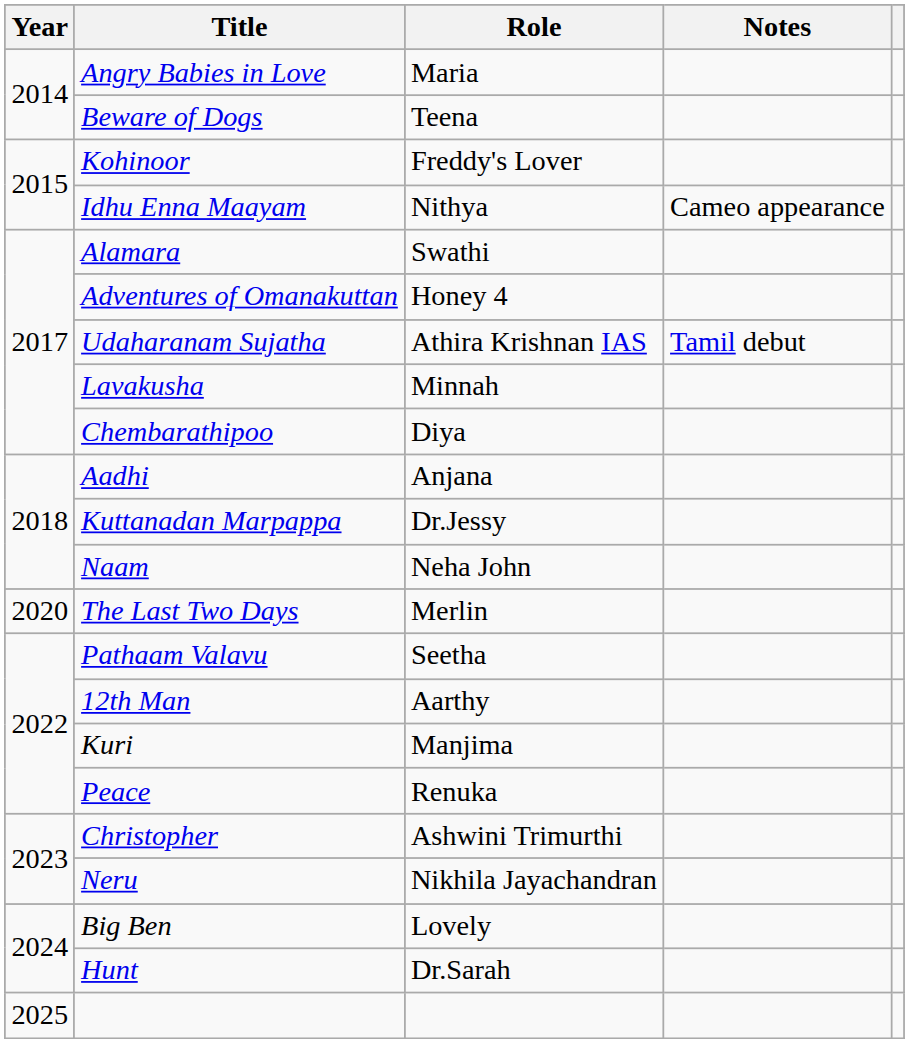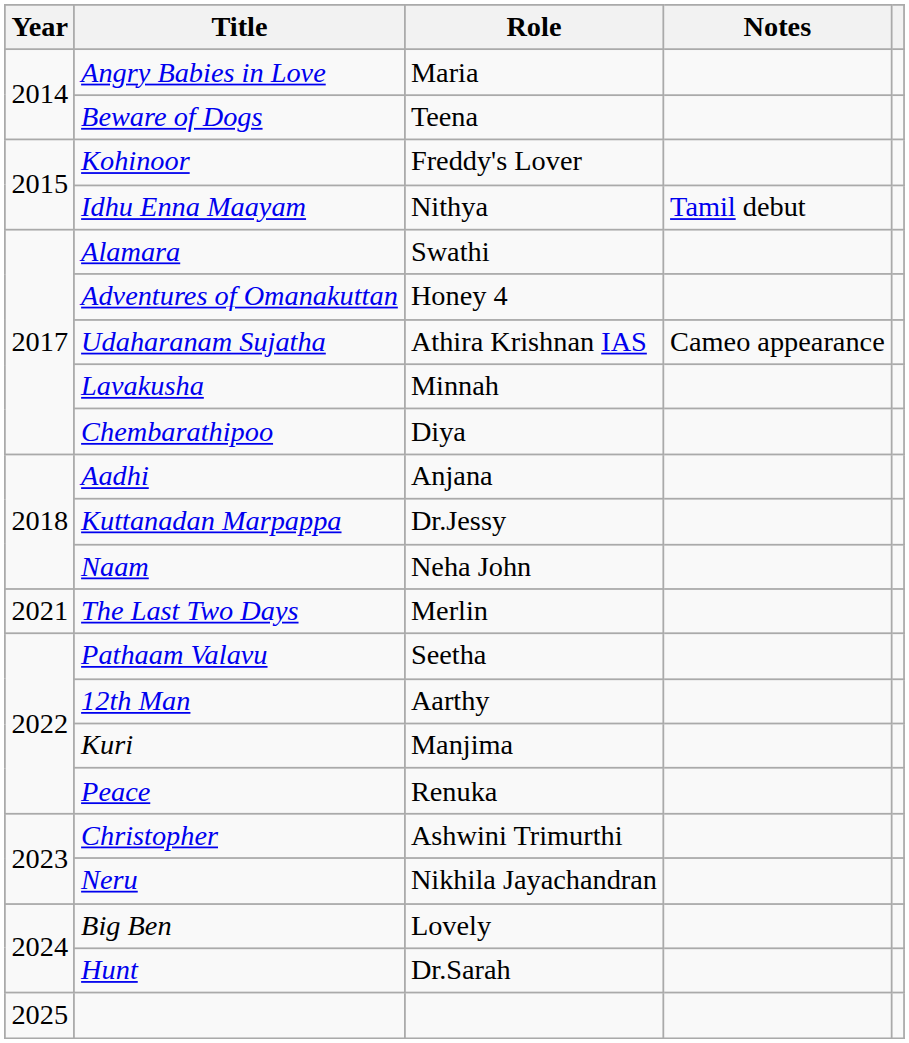(777, 206) Cameo appearance -> (738, 206) Tamil debut
(738, 341) Tamil debut -> (777, 341) Cameo appearance
(40, 610) 2020 -> (40, 610) 2021
